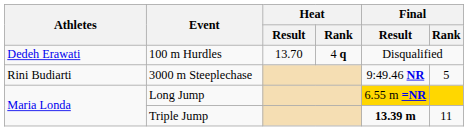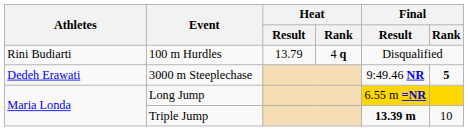(44, 55) Dedeh Erawati -> (39, 55) Rini Budiarti
(289, 55) 13.70 -> (289, 55) 13.79
(39, 75) Rini Budiarti -> (44, 75) Dedeh Erawati
(446, 75) normal -> (446, 75) bold
(446, 115) 11 -> (446, 115) 10
